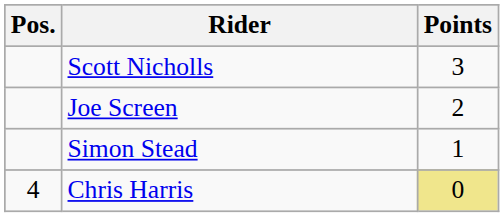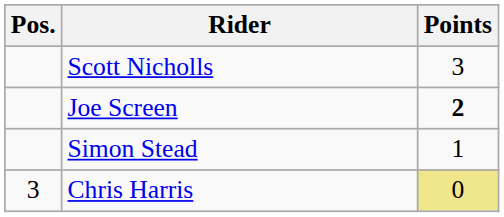(458, 107) normal -> (458, 107) bold
(33, 189) 4 -> (33, 189) 3
